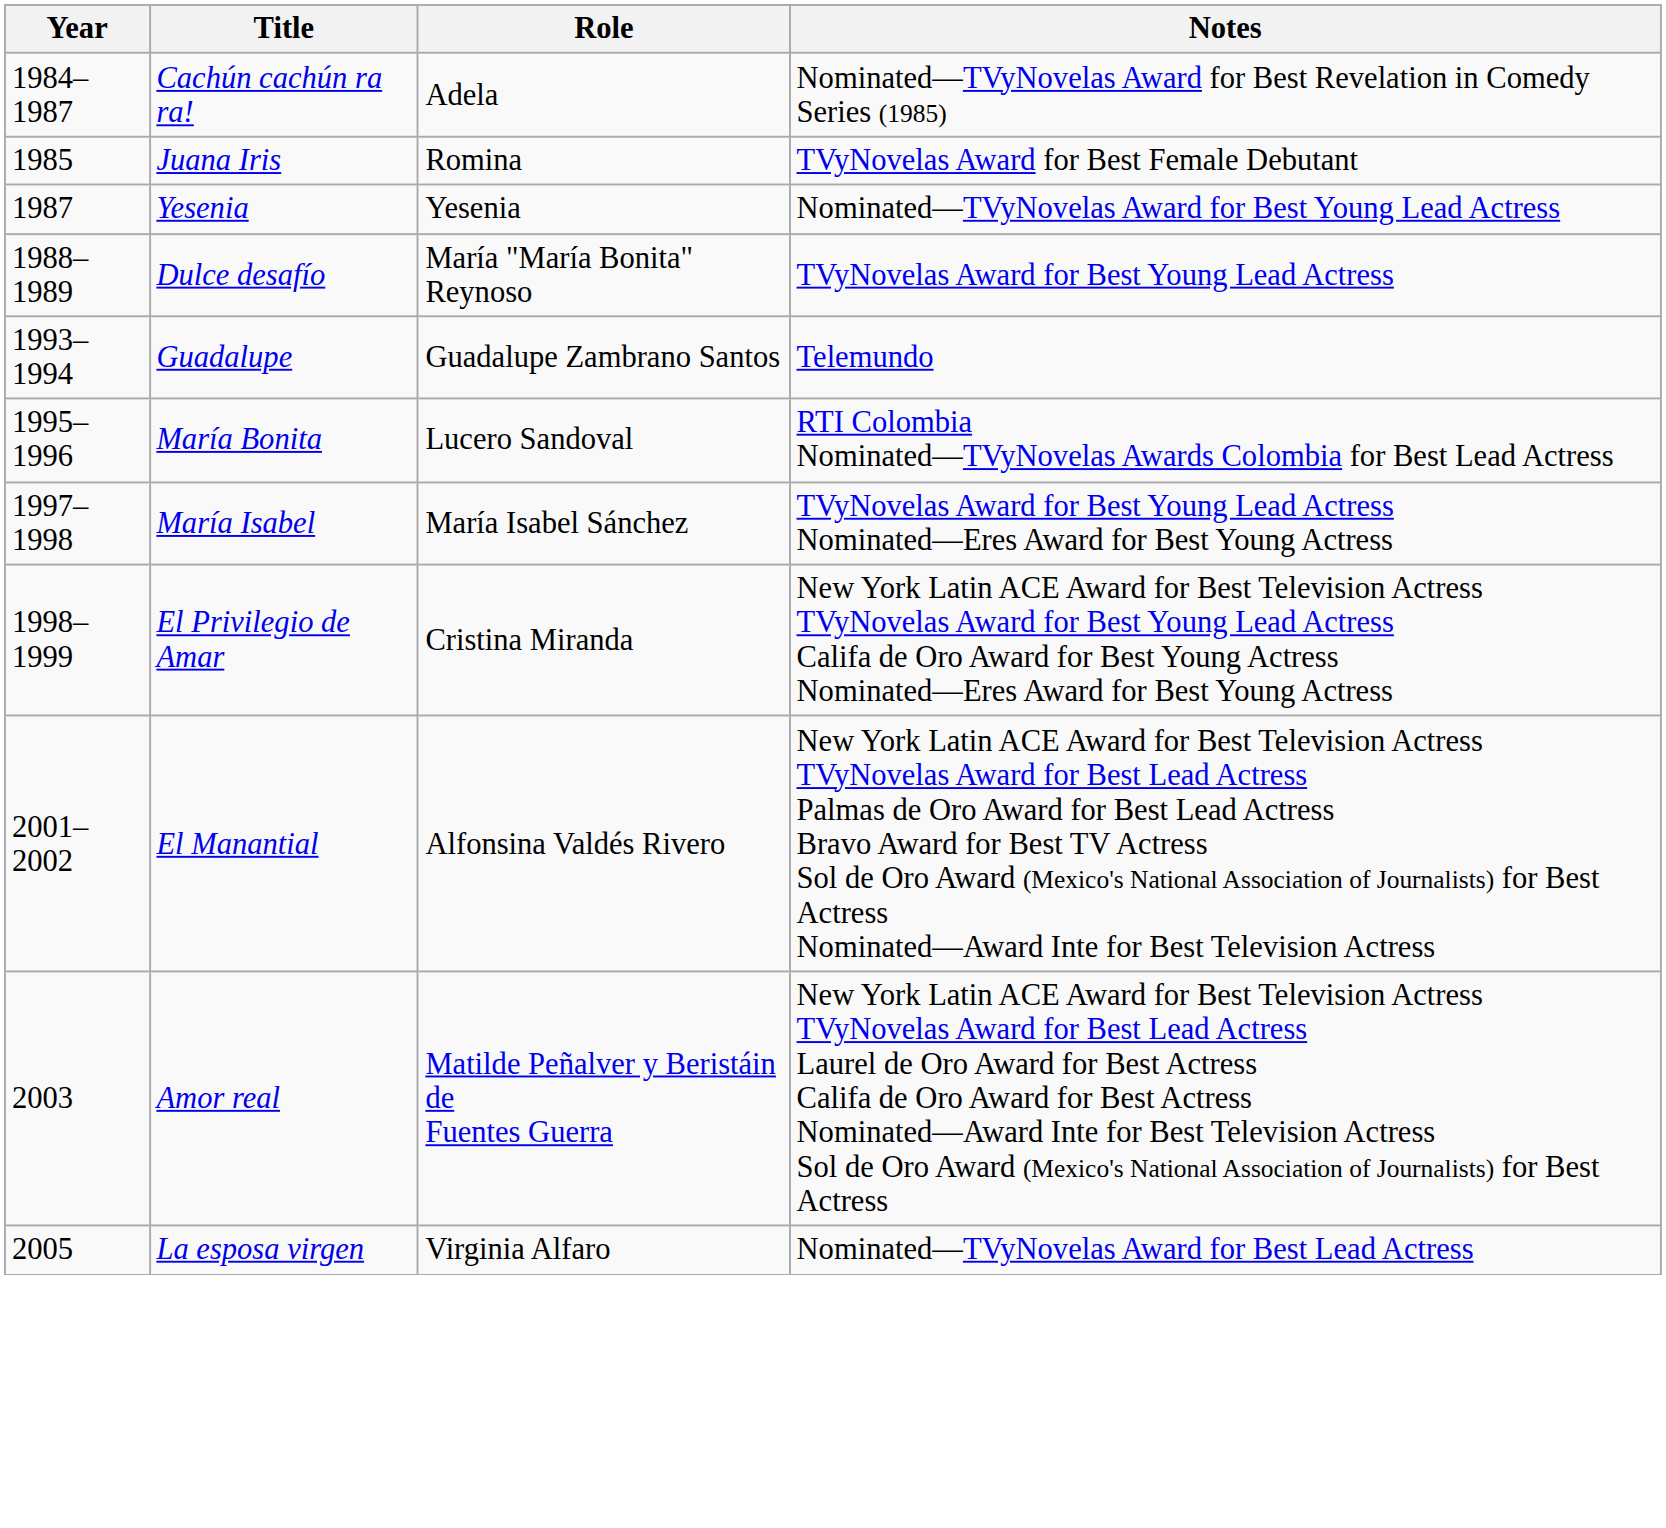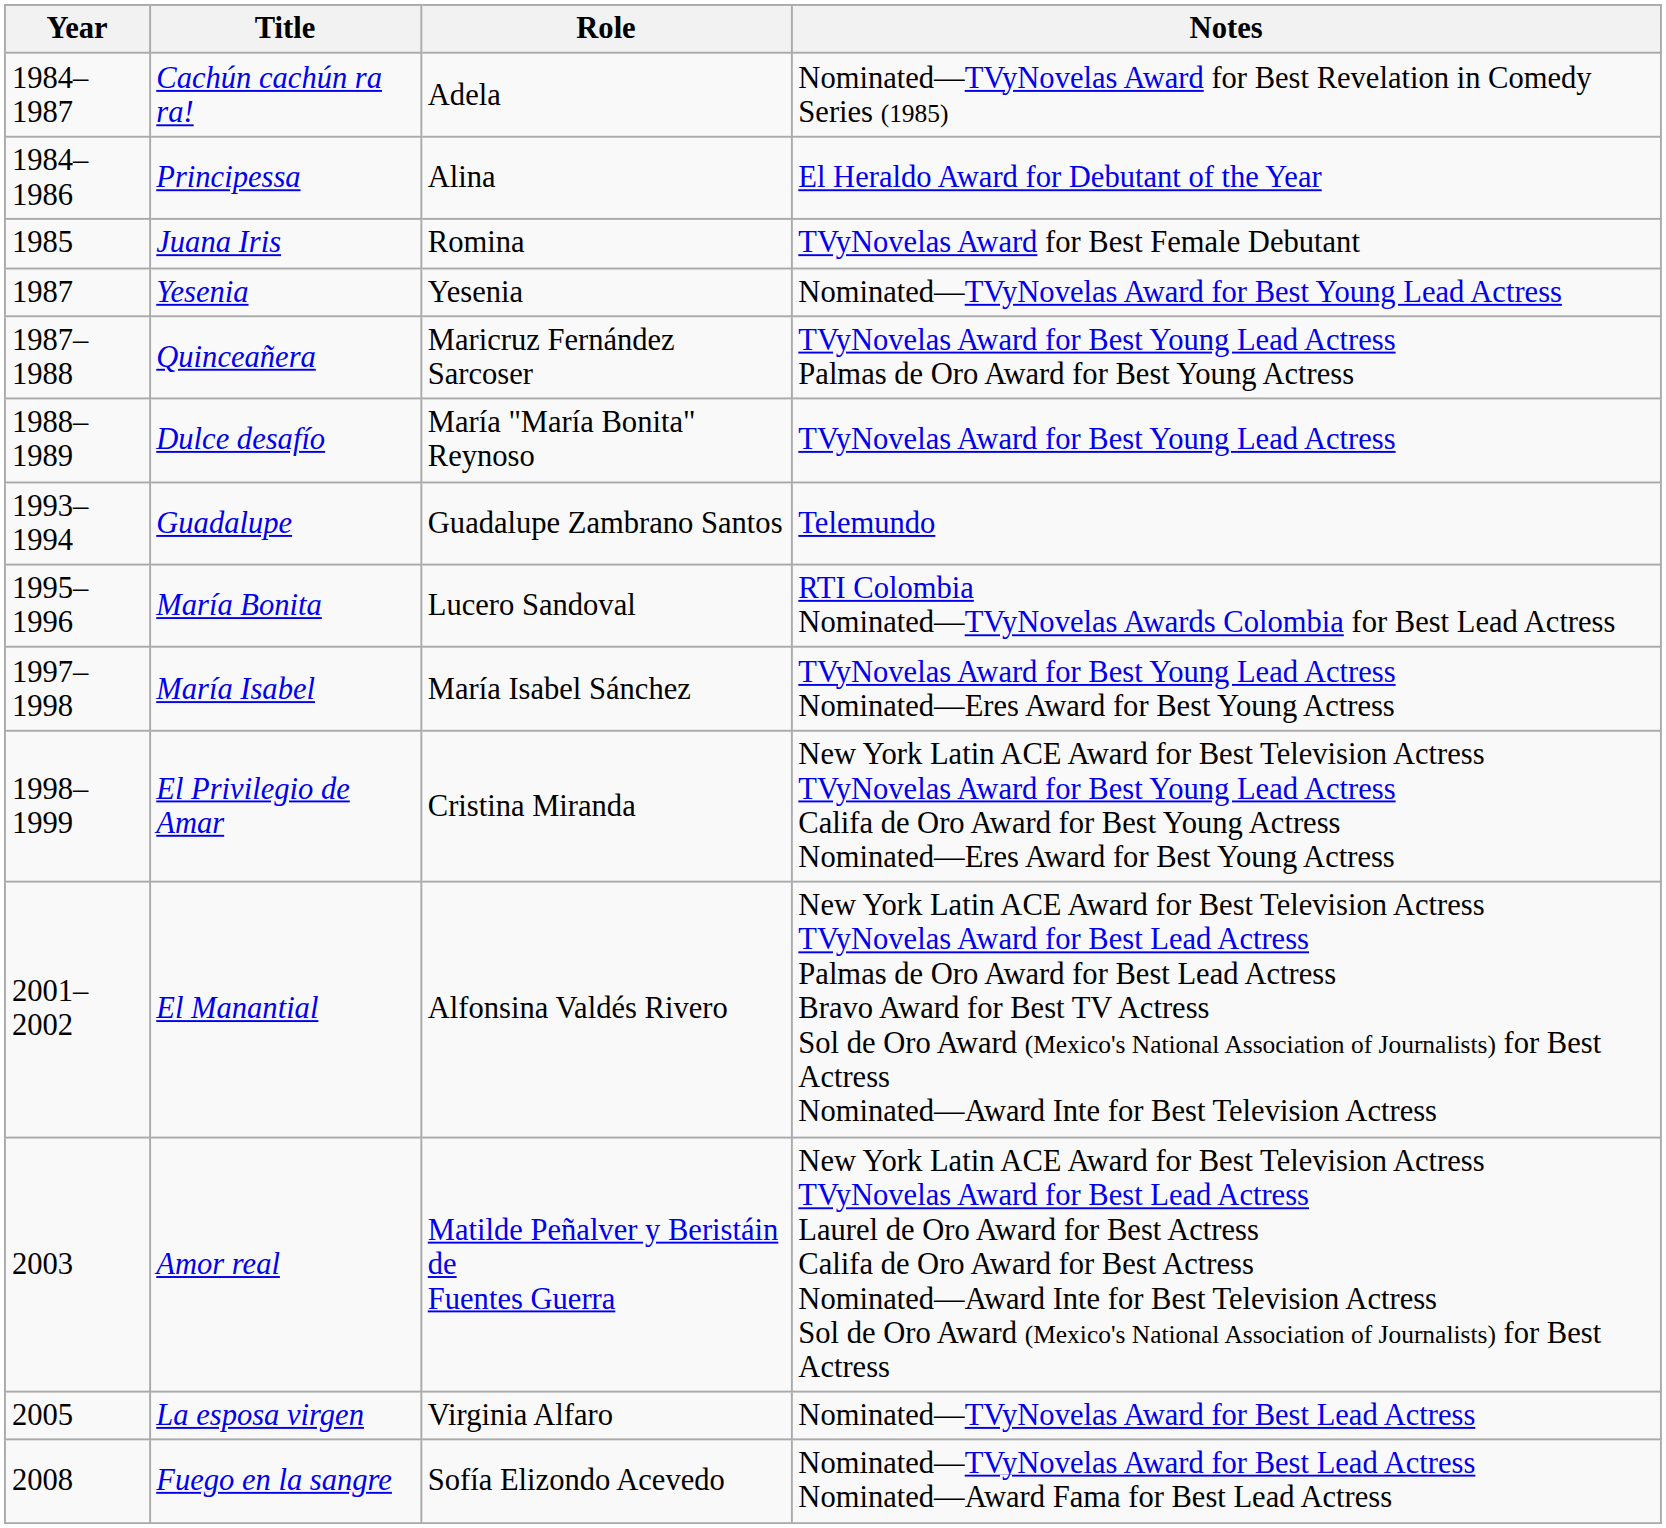+ row: (228, 177)
+ row: (236, 357)
+ row: (274, 1480)
